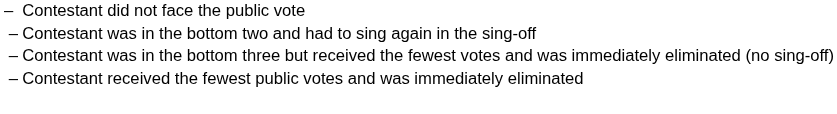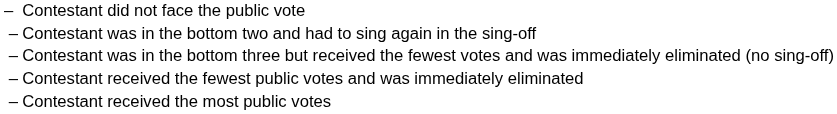+ row: (177, 101)
